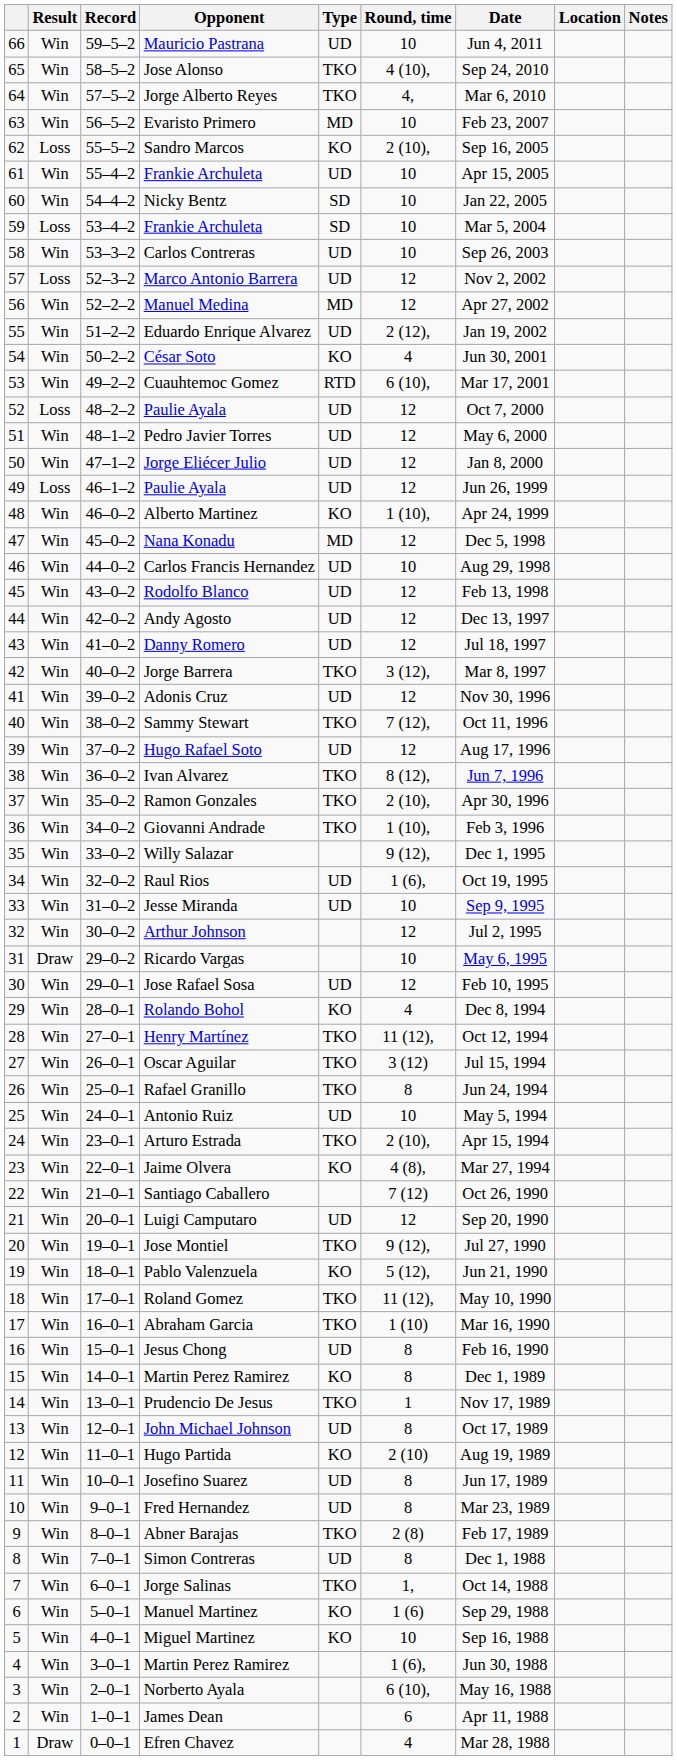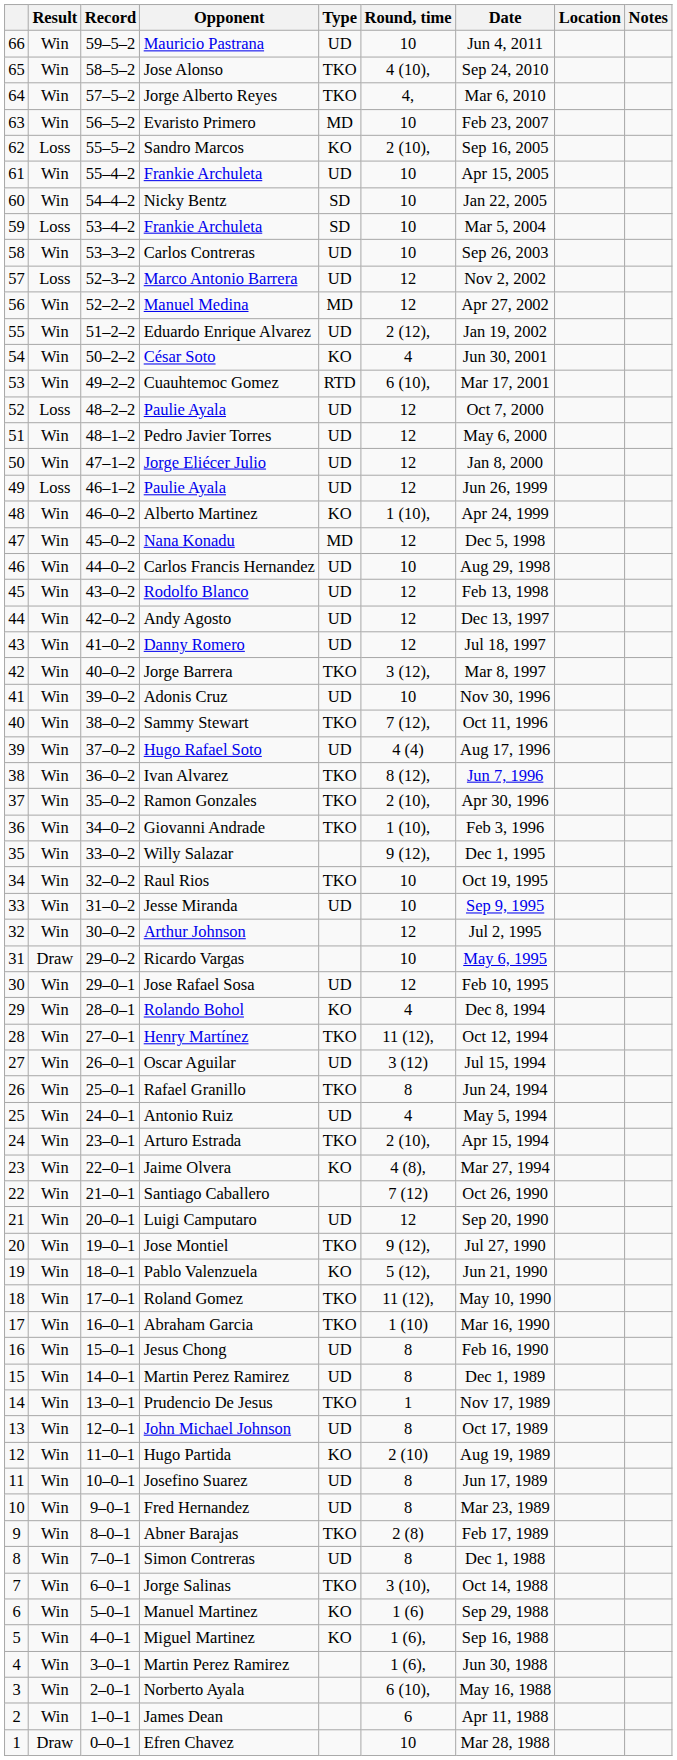(408, 697) 12 -> (408, 697) 10
(408, 749) 12 -> (408, 749) 4 (4)
(340, 880) UD -> (340, 880) TKO
(408, 880) 1 (6), -> (408, 880) 10
(340, 1063) TKO -> (340, 1063) UD
(408, 1115) 10 -> (408, 1115) 4
(340, 1376) KO -> (340, 1376) UD
(408, 1585) 1, -> (408, 1585) 3 (10),
(408, 1638) 10 -> (408, 1638) 1 (6),
(408, 1742) 4 -> (408, 1742) 10
